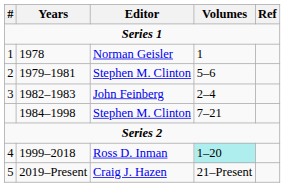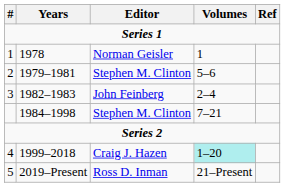(130, 152) Ross D. Inman -> (130, 152) Craig J. Hazen
(130, 172) Craig J. Hazen -> (130, 172) Ross D. Inman
